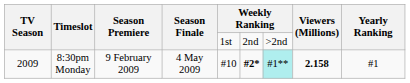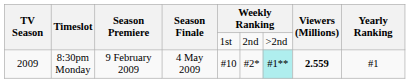(252, 64) bold -> (252, 64) normal
(317, 64) 2.158 -> (317, 64) 2.559
